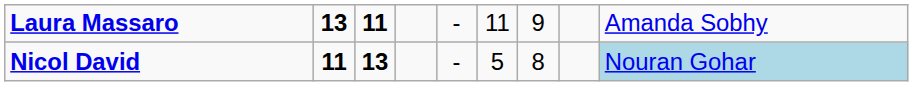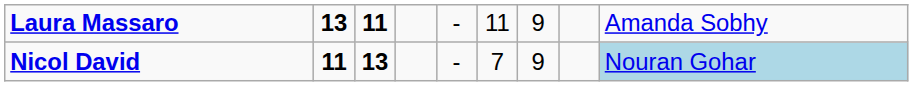(497, 61) 5 -> (497, 61) 7
(538, 61) 8 -> (538, 61) 9
